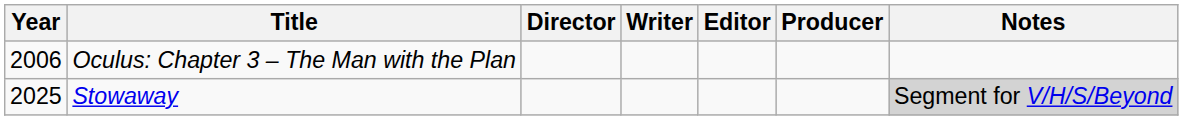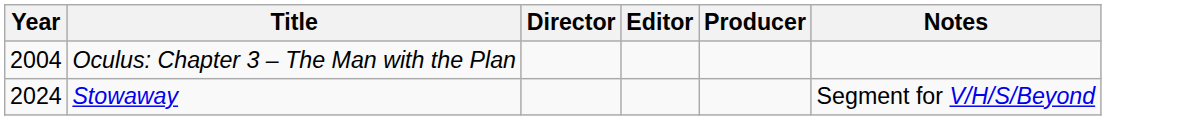- column: (660, 22)
(36, 59) 2006 -> (36, 59) 2004
(36, 96) 2025 -> (36, 96) 2024
(1033, 96) lightgrey background -> (956, 96) no background
